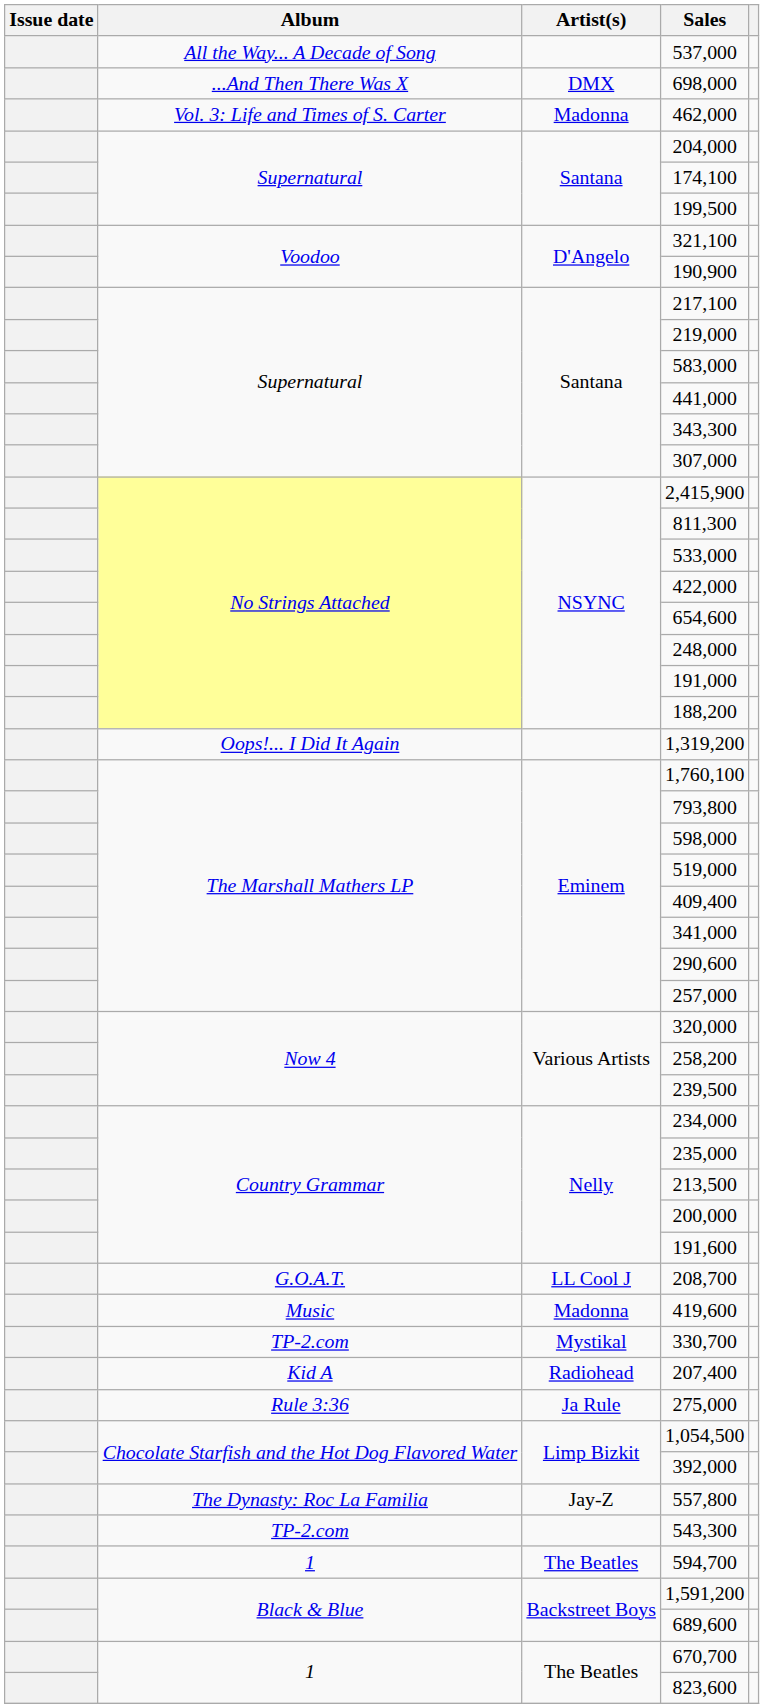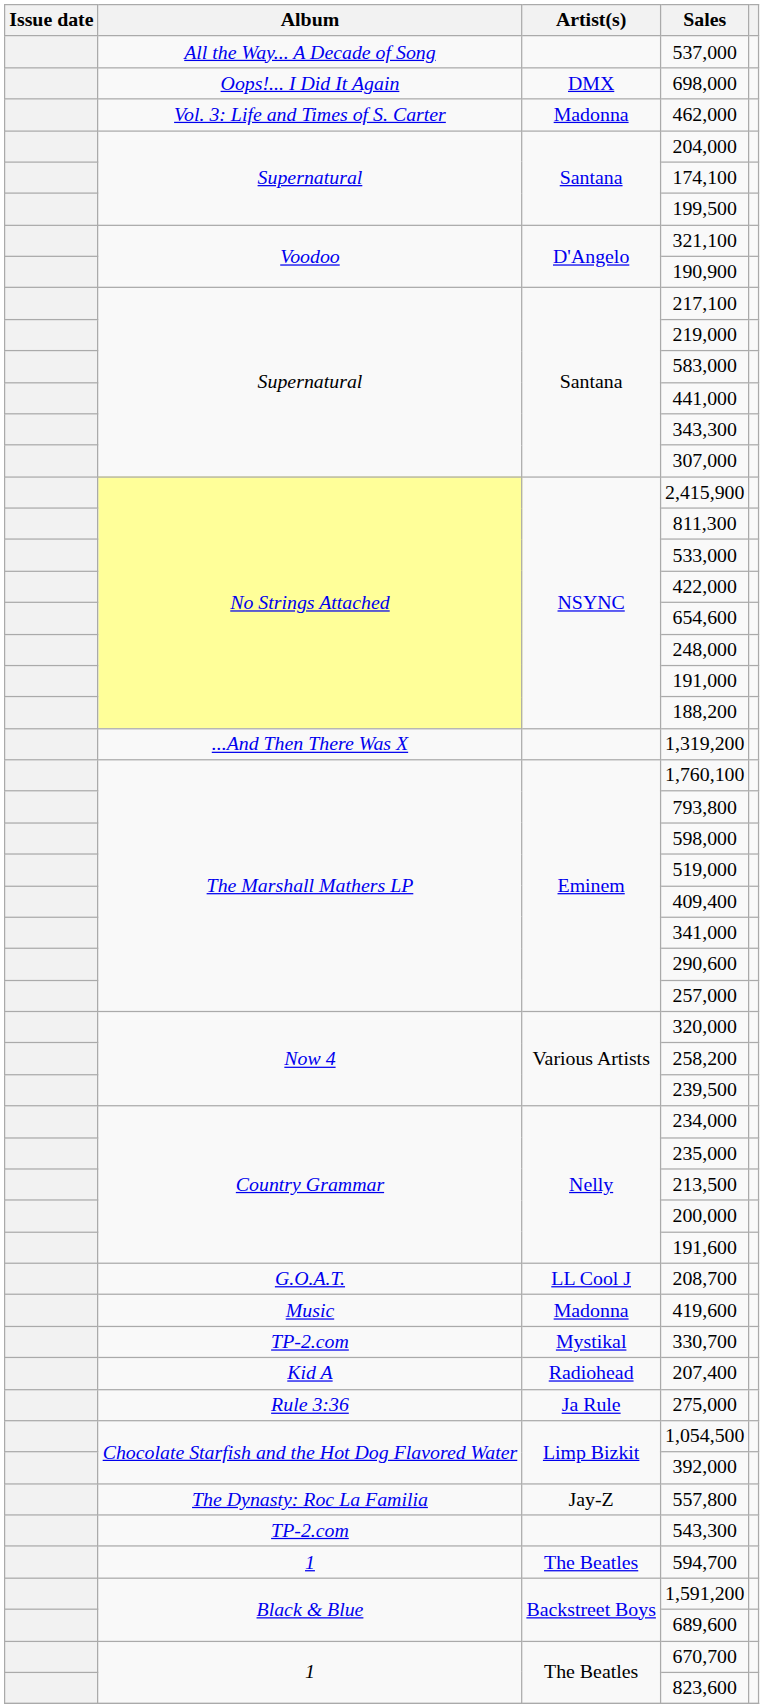(310, 83) ...And Then There Was X -> (310, 83) Oops!... I Did It Again
(310, 743) Oops!... I Did It Again -> (310, 743) ...And Then There Was X
